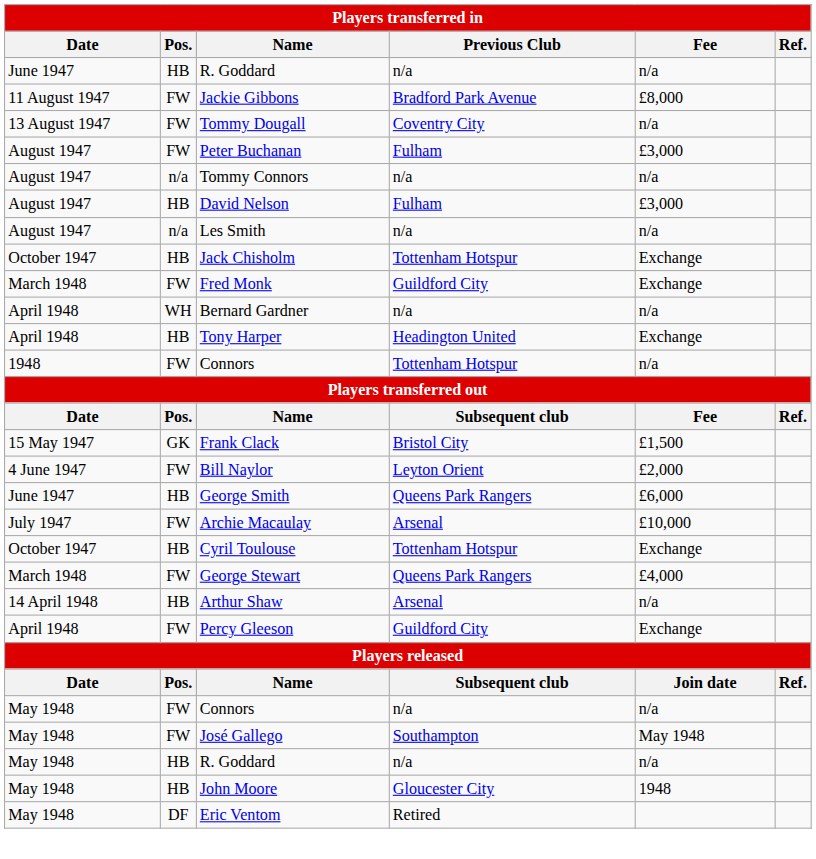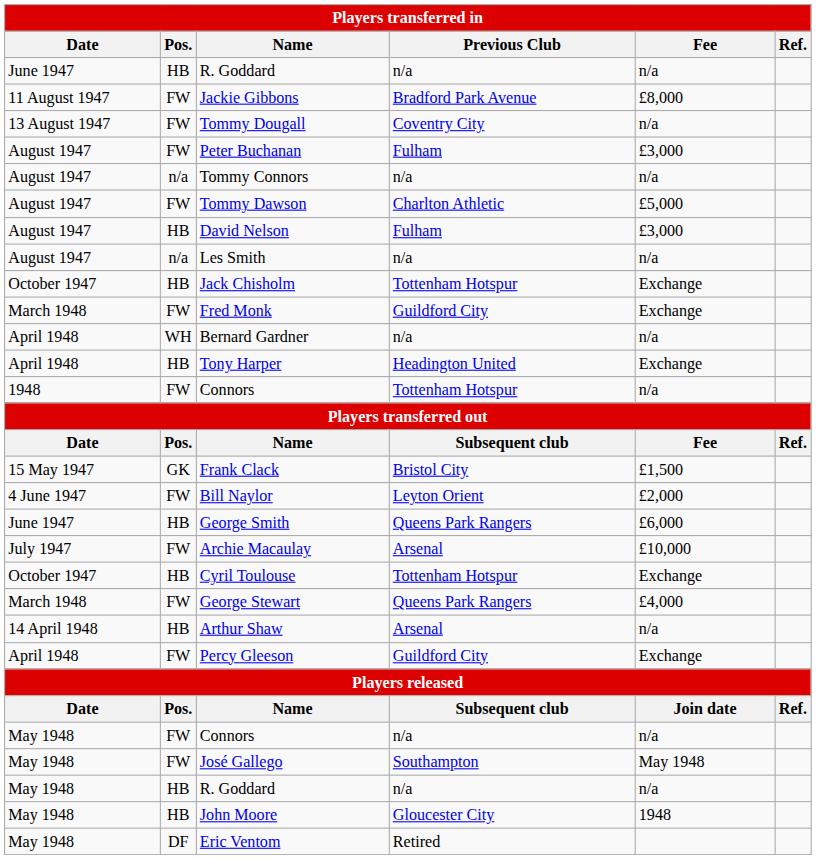+ row: (50, 203)
